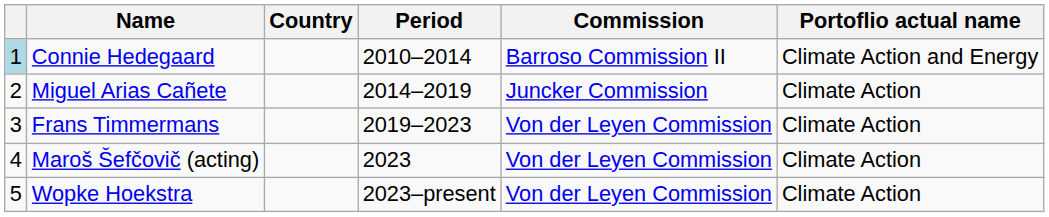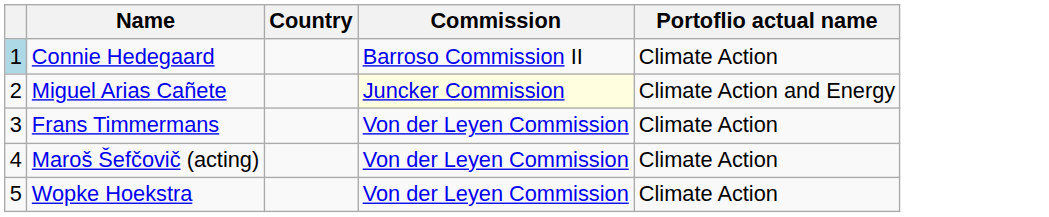- column: (429, 21)
(910, 56) Climate Action and Energy -> (708, 56) Climate Action
(607, 90) no background -> (464, 90) lightyellow background
(851, 90) Climate Action -> (767, 90) Climate Action and Energy
